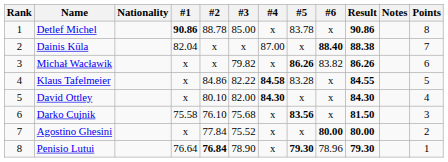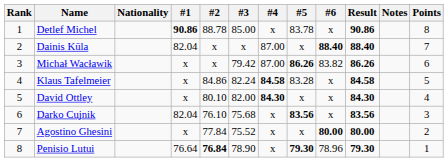(362, 47) 88.38 -> (362, 47) 88.40
(244, 64) 79.82 -> (244, 64) 79.42
(273, 64) x -> (273, 64) 87.00
(244, 81) 82.22 -> (244, 81) 82.24
(362, 81) 84.55 -> (362, 81) 84.58
(185, 115) 75.58 -> (185, 115) 82.04
(362, 115) 81.50 -> (362, 115) 83.56
